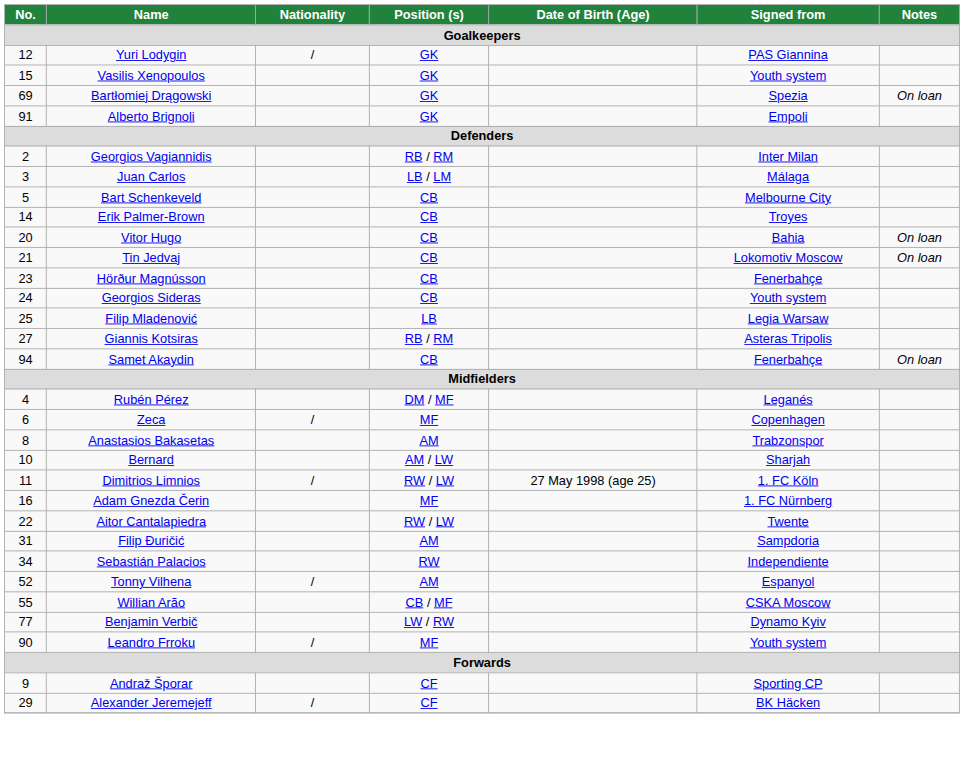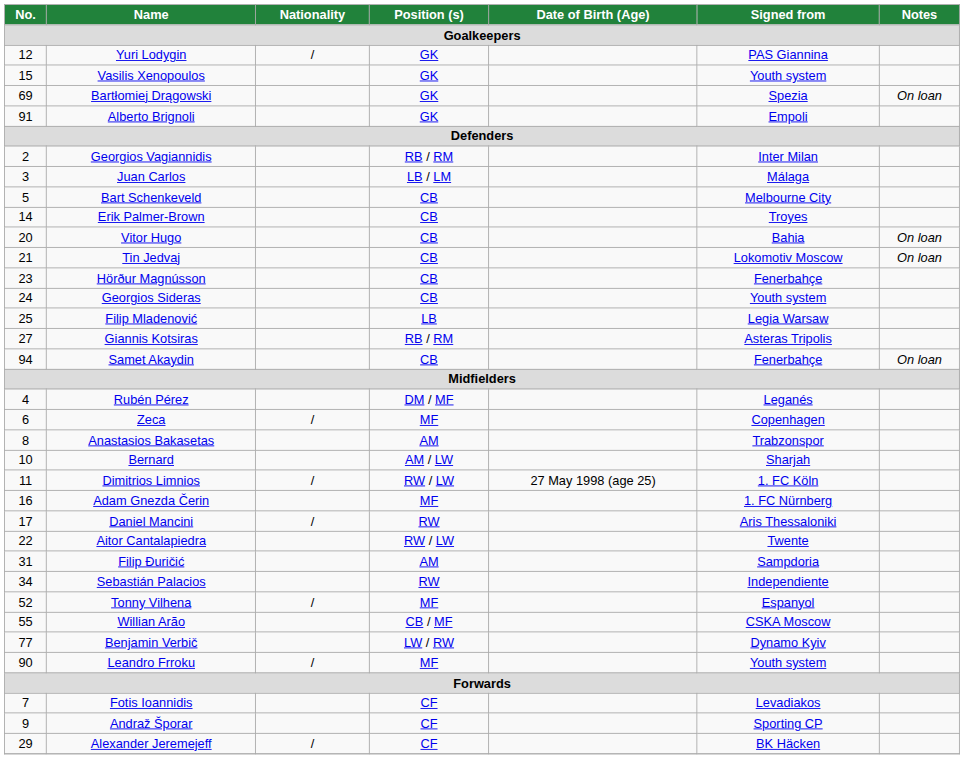+ row: (151, 521)
(429, 582) AM -> (429, 602) MF
+ row: (151, 703)
